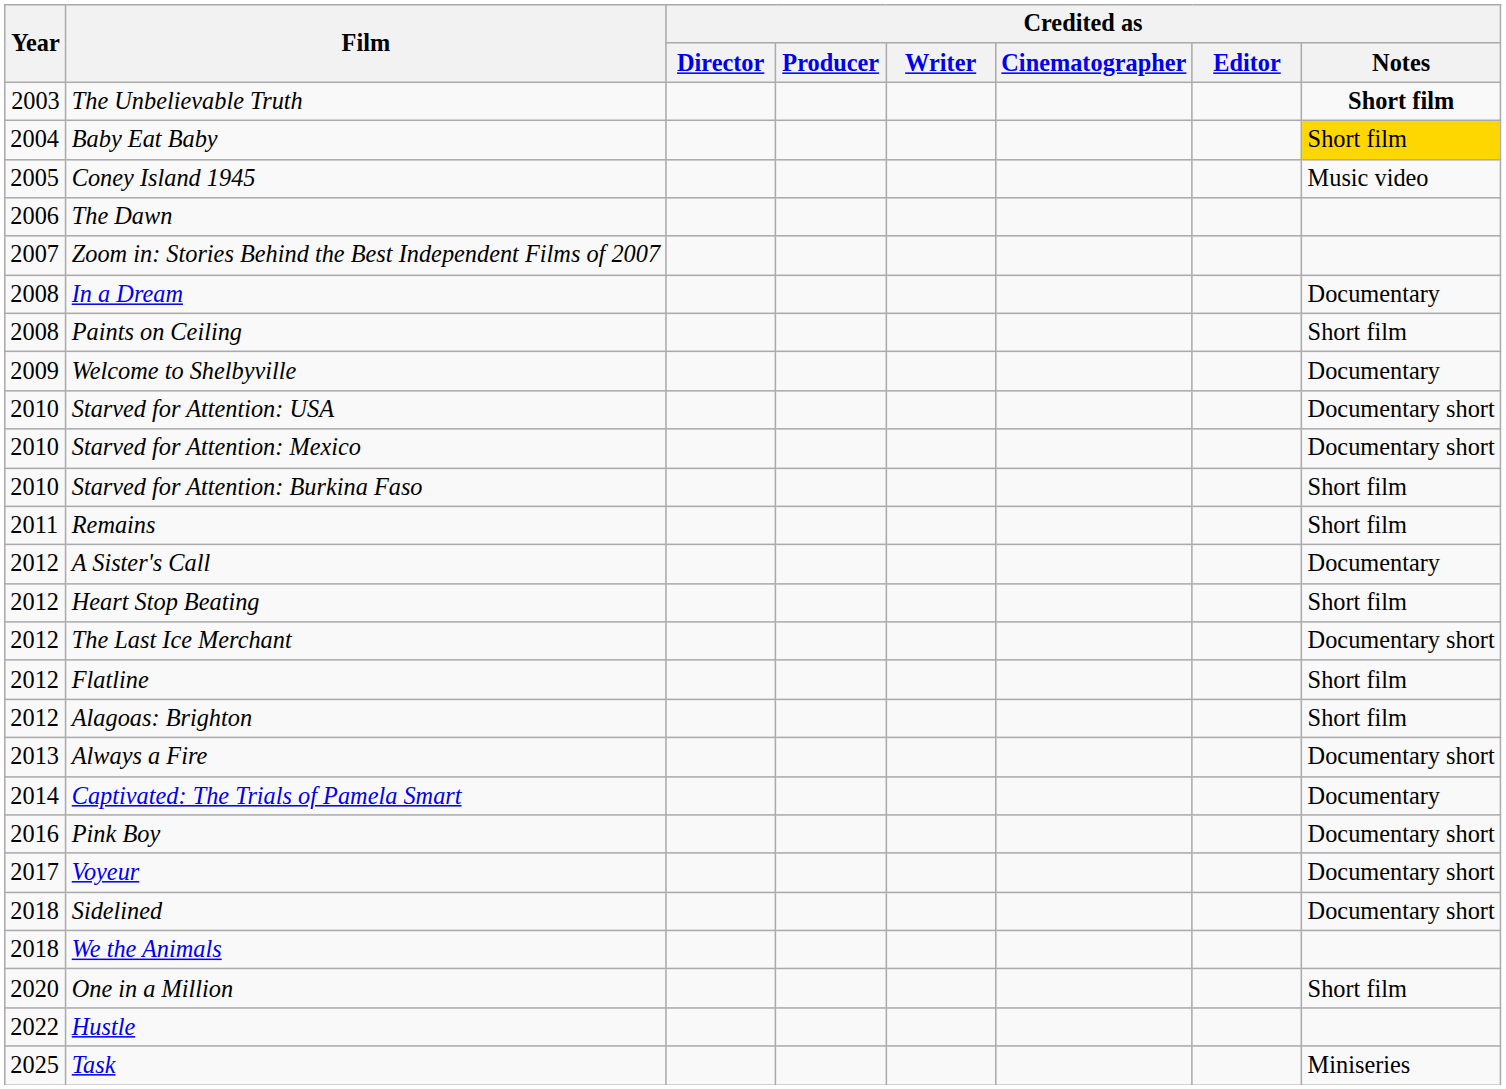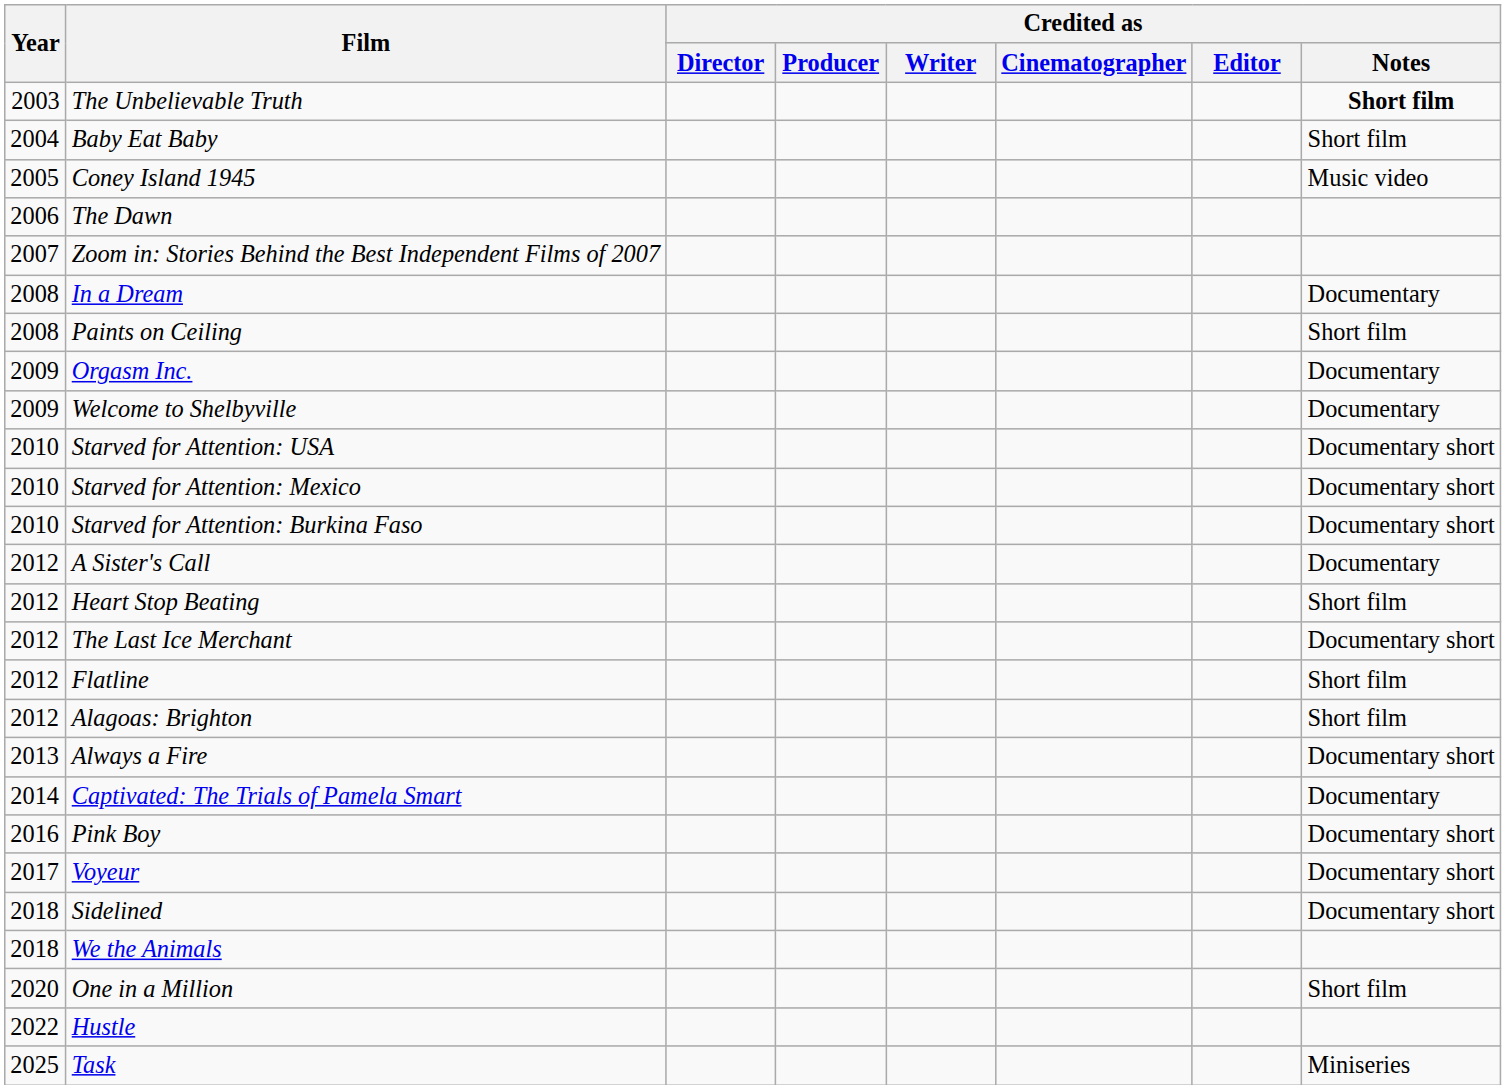(1357, 139) gold background -> (1357, 139) no background
+ row: (132, 370)
(1357, 486) Short film -> (1401, 525) Documentary short
- row: (114, 525)
